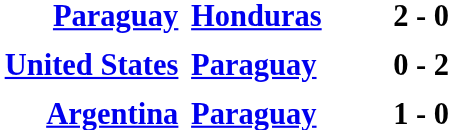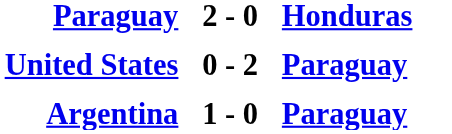columns swapped: (421, 15) <-> (256, 15)
